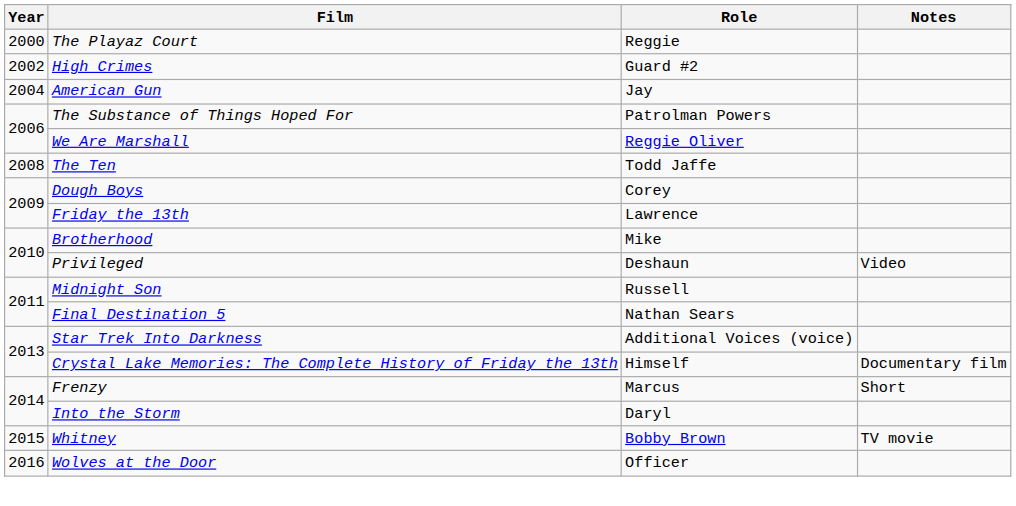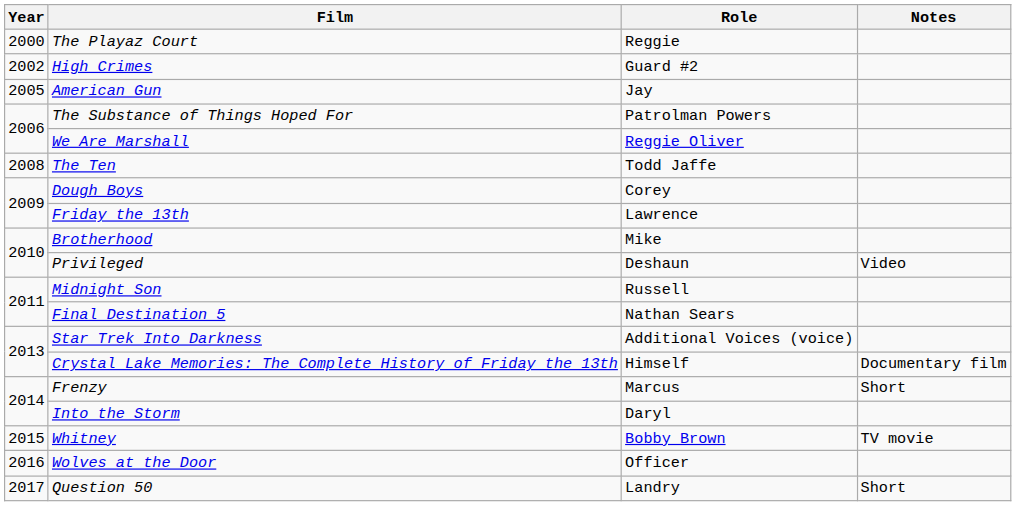(26, 91) 2004 -> (26, 91) 2005
+ row: (102, 488)
